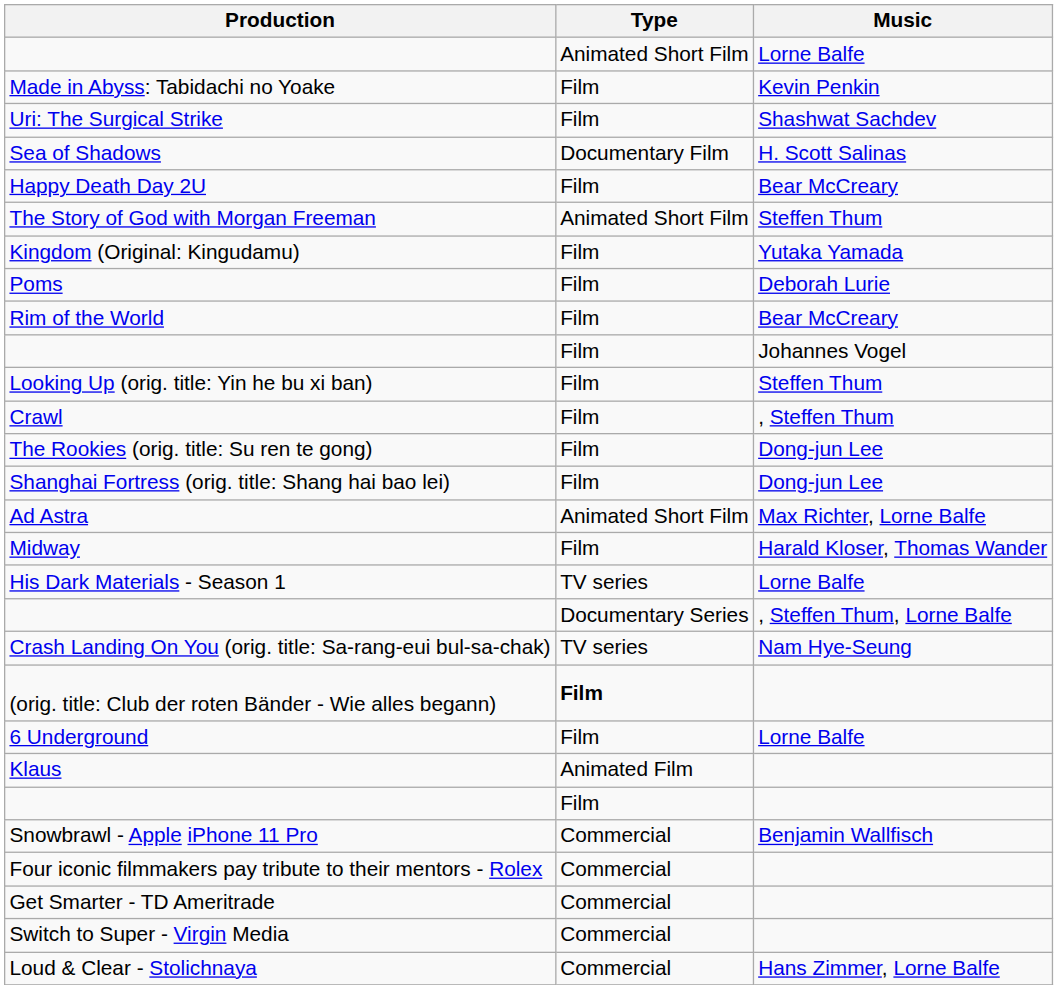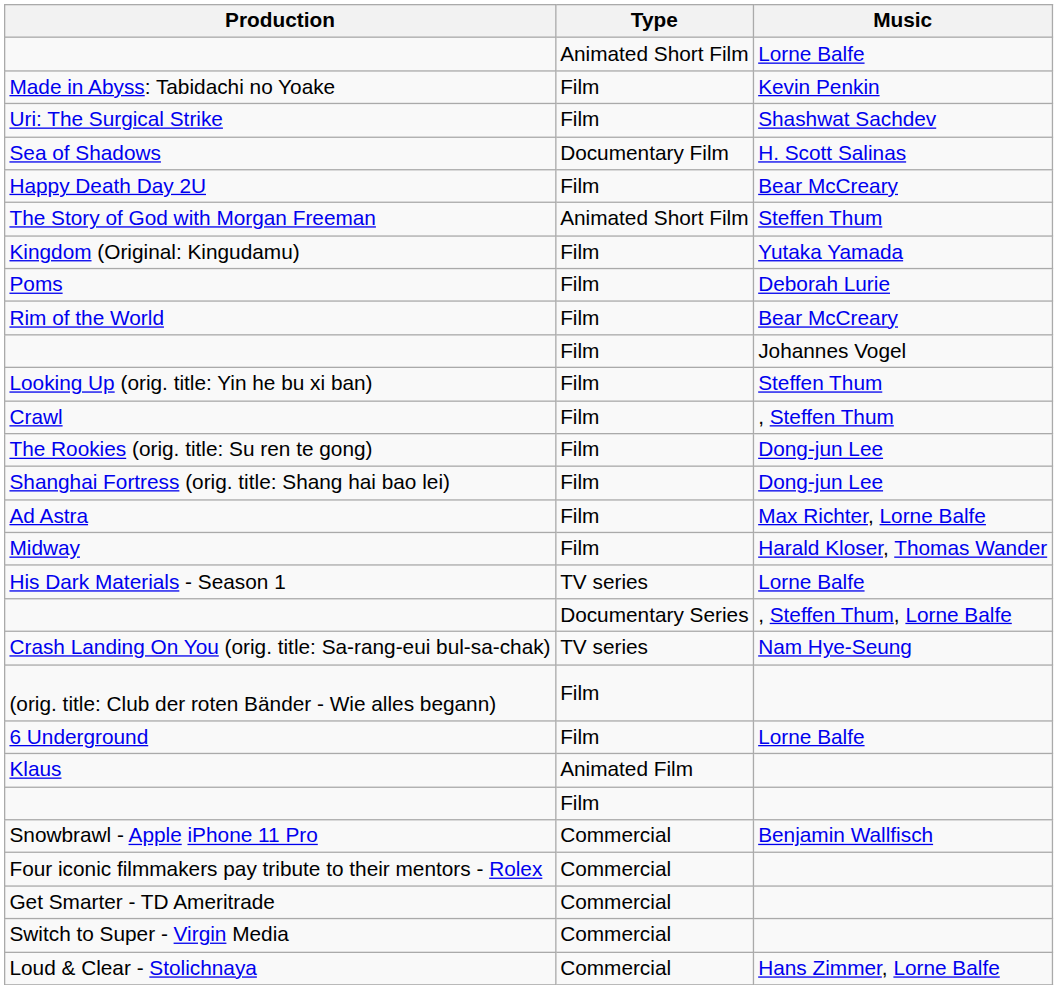(654, 515) Animated Short Film -> (580, 515) Film
(582, 692) bold -> (580, 692) normal
